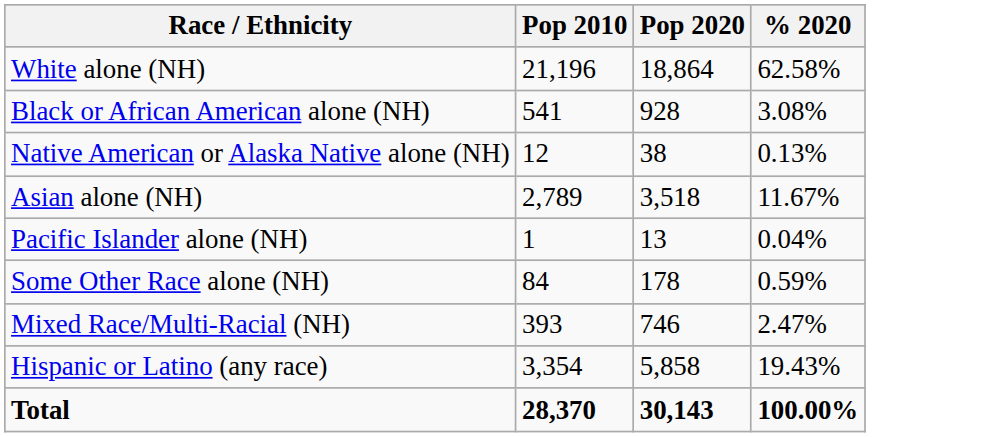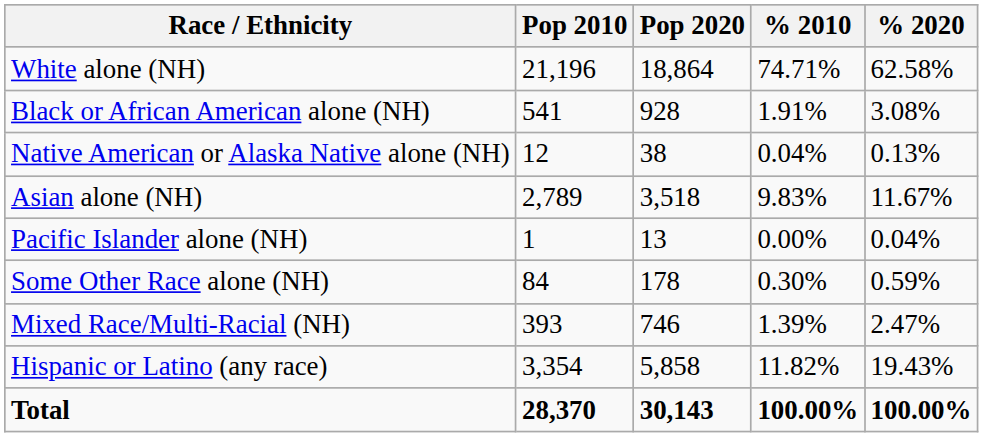+ column: (808, 25)
